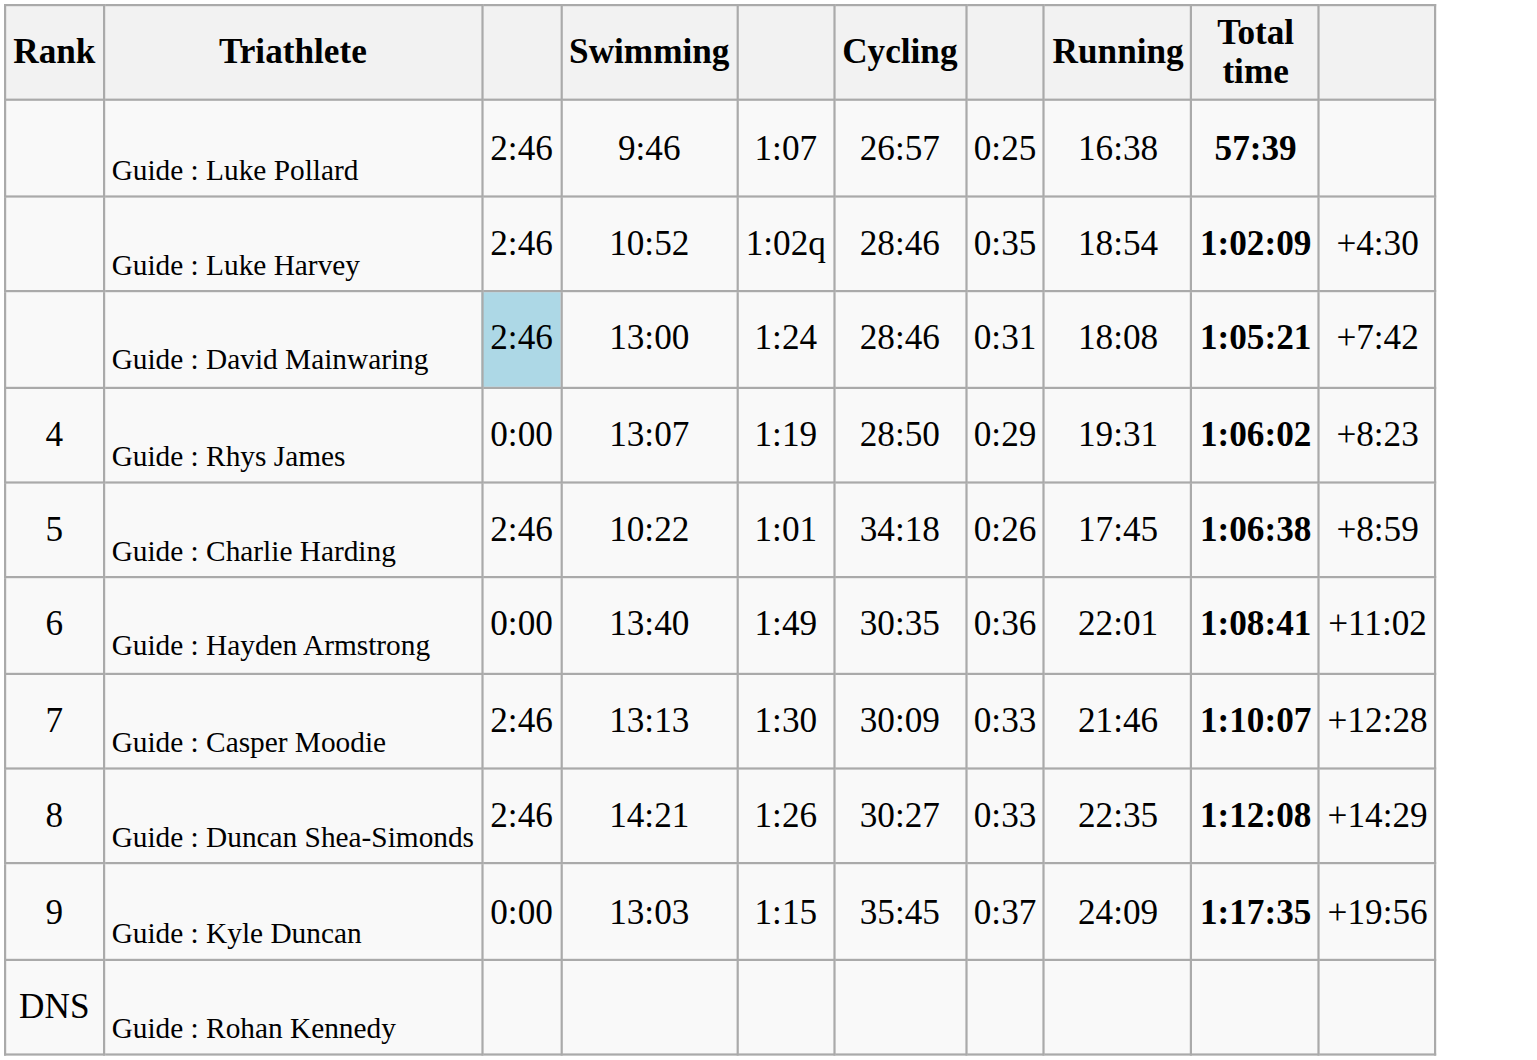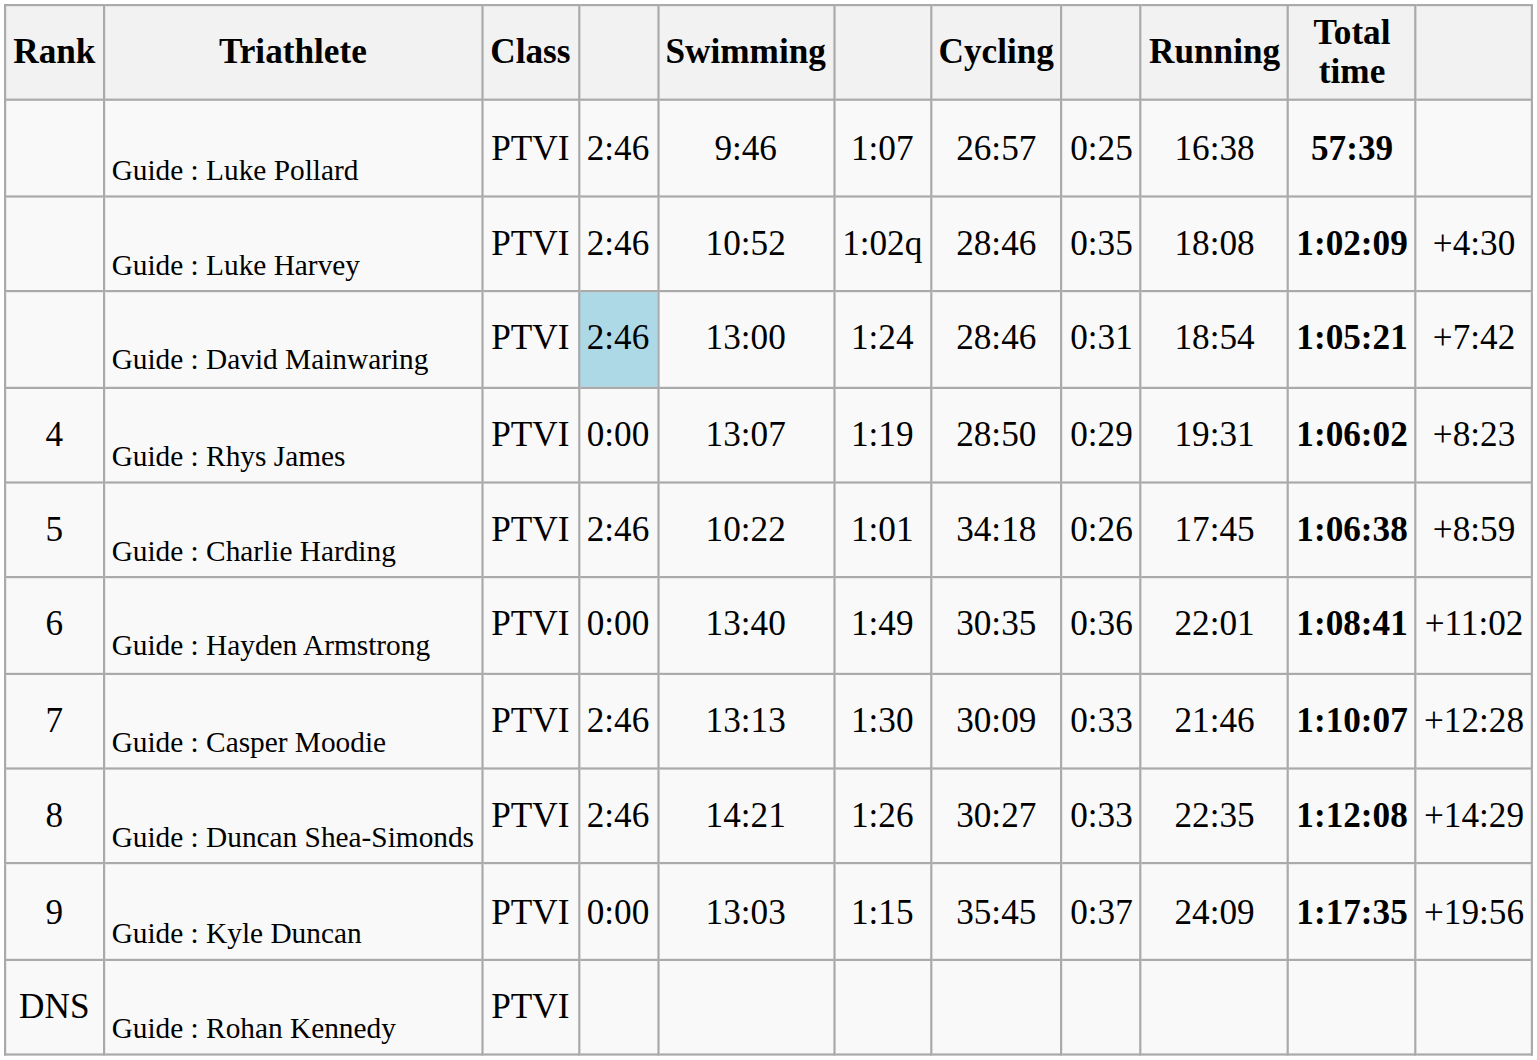+ column: (530, 52)
(1118, 243) 18:54 -> (1215, 243) 18:08
(1118, 338) 18:08 -> (1215, 338) 18:54
